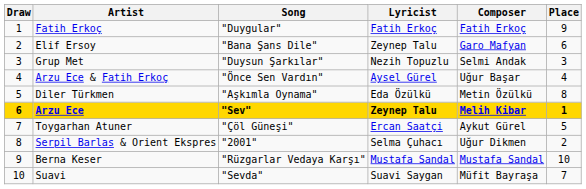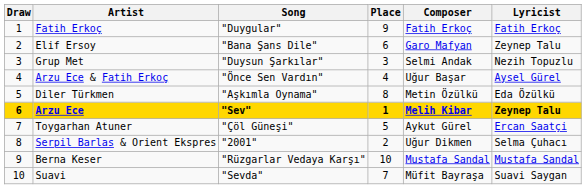columns swapped: (413, 13) <-> (564, 13)
